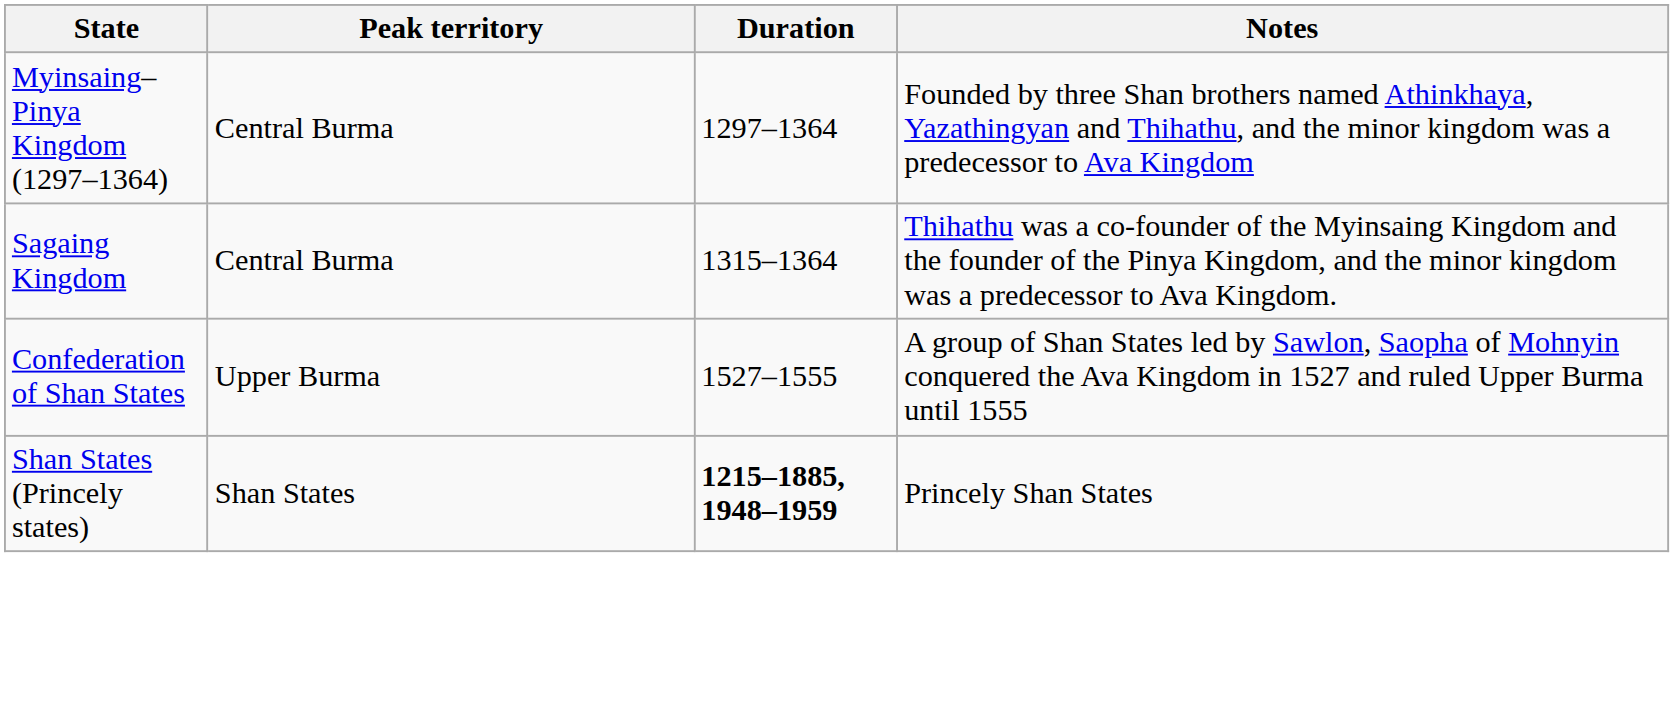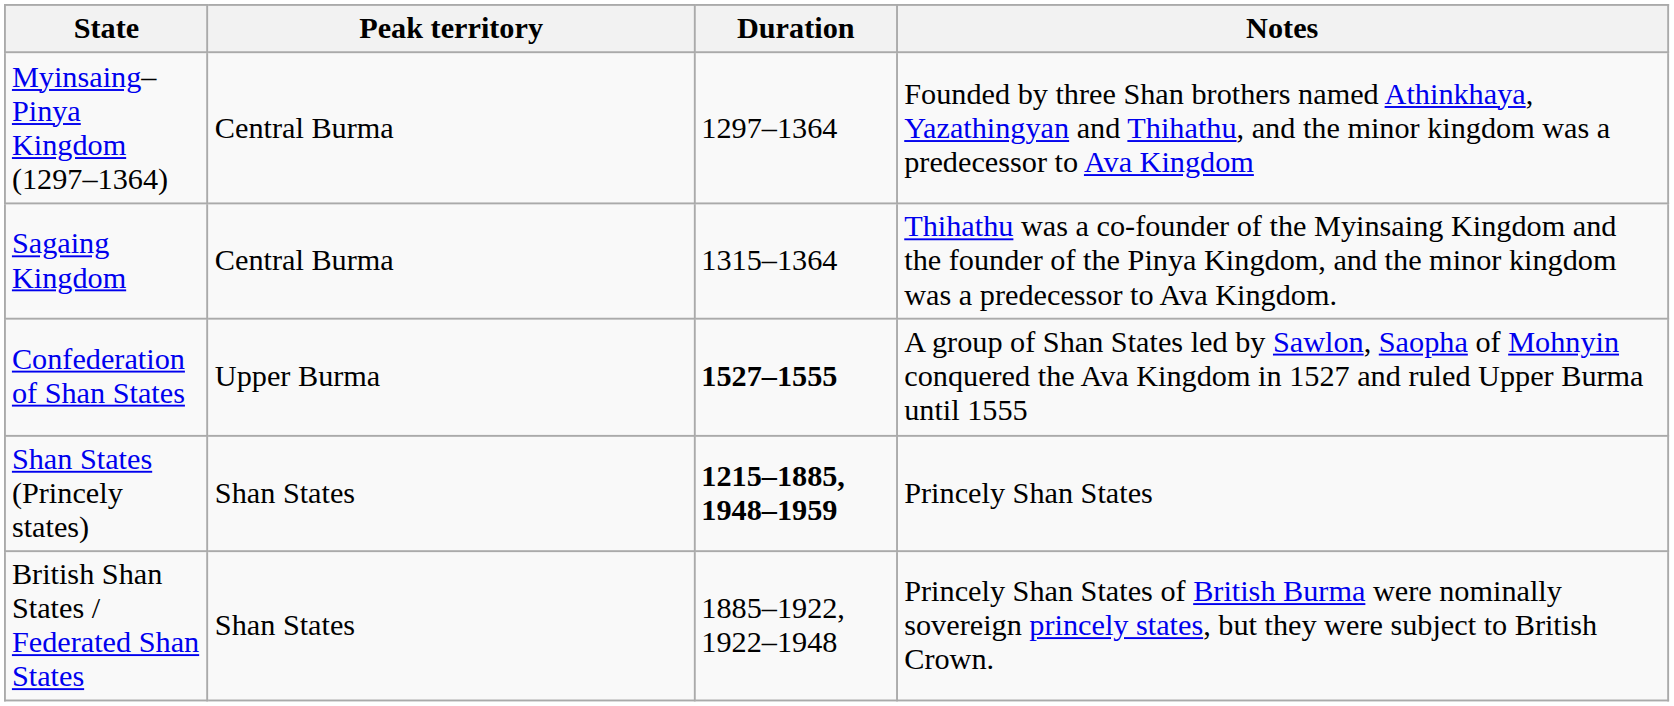(769, 376) normal -> (769, 376) bold
+ row: (106, 625)
